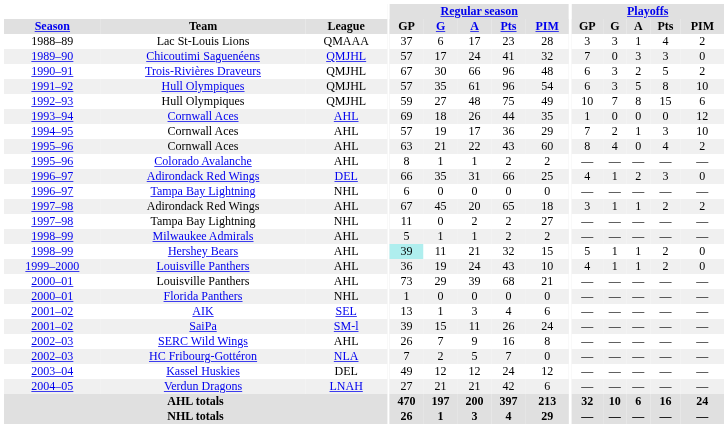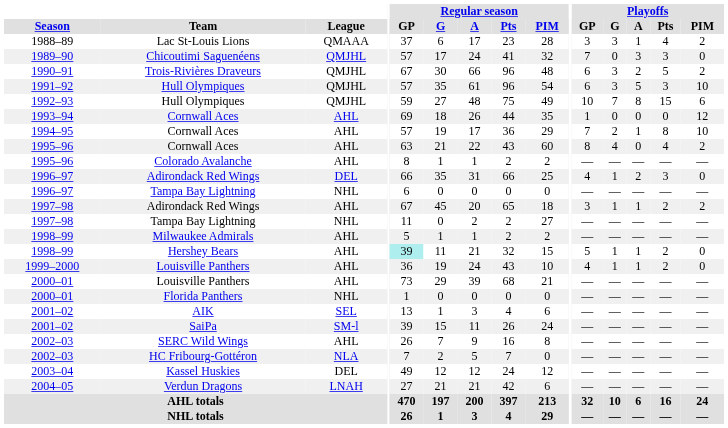(665, 86) 8 -> (665, 86) 3
(665, 131) 3 -> (665, 131) 8
